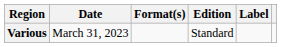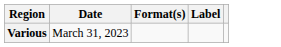- column: (212, 14)
